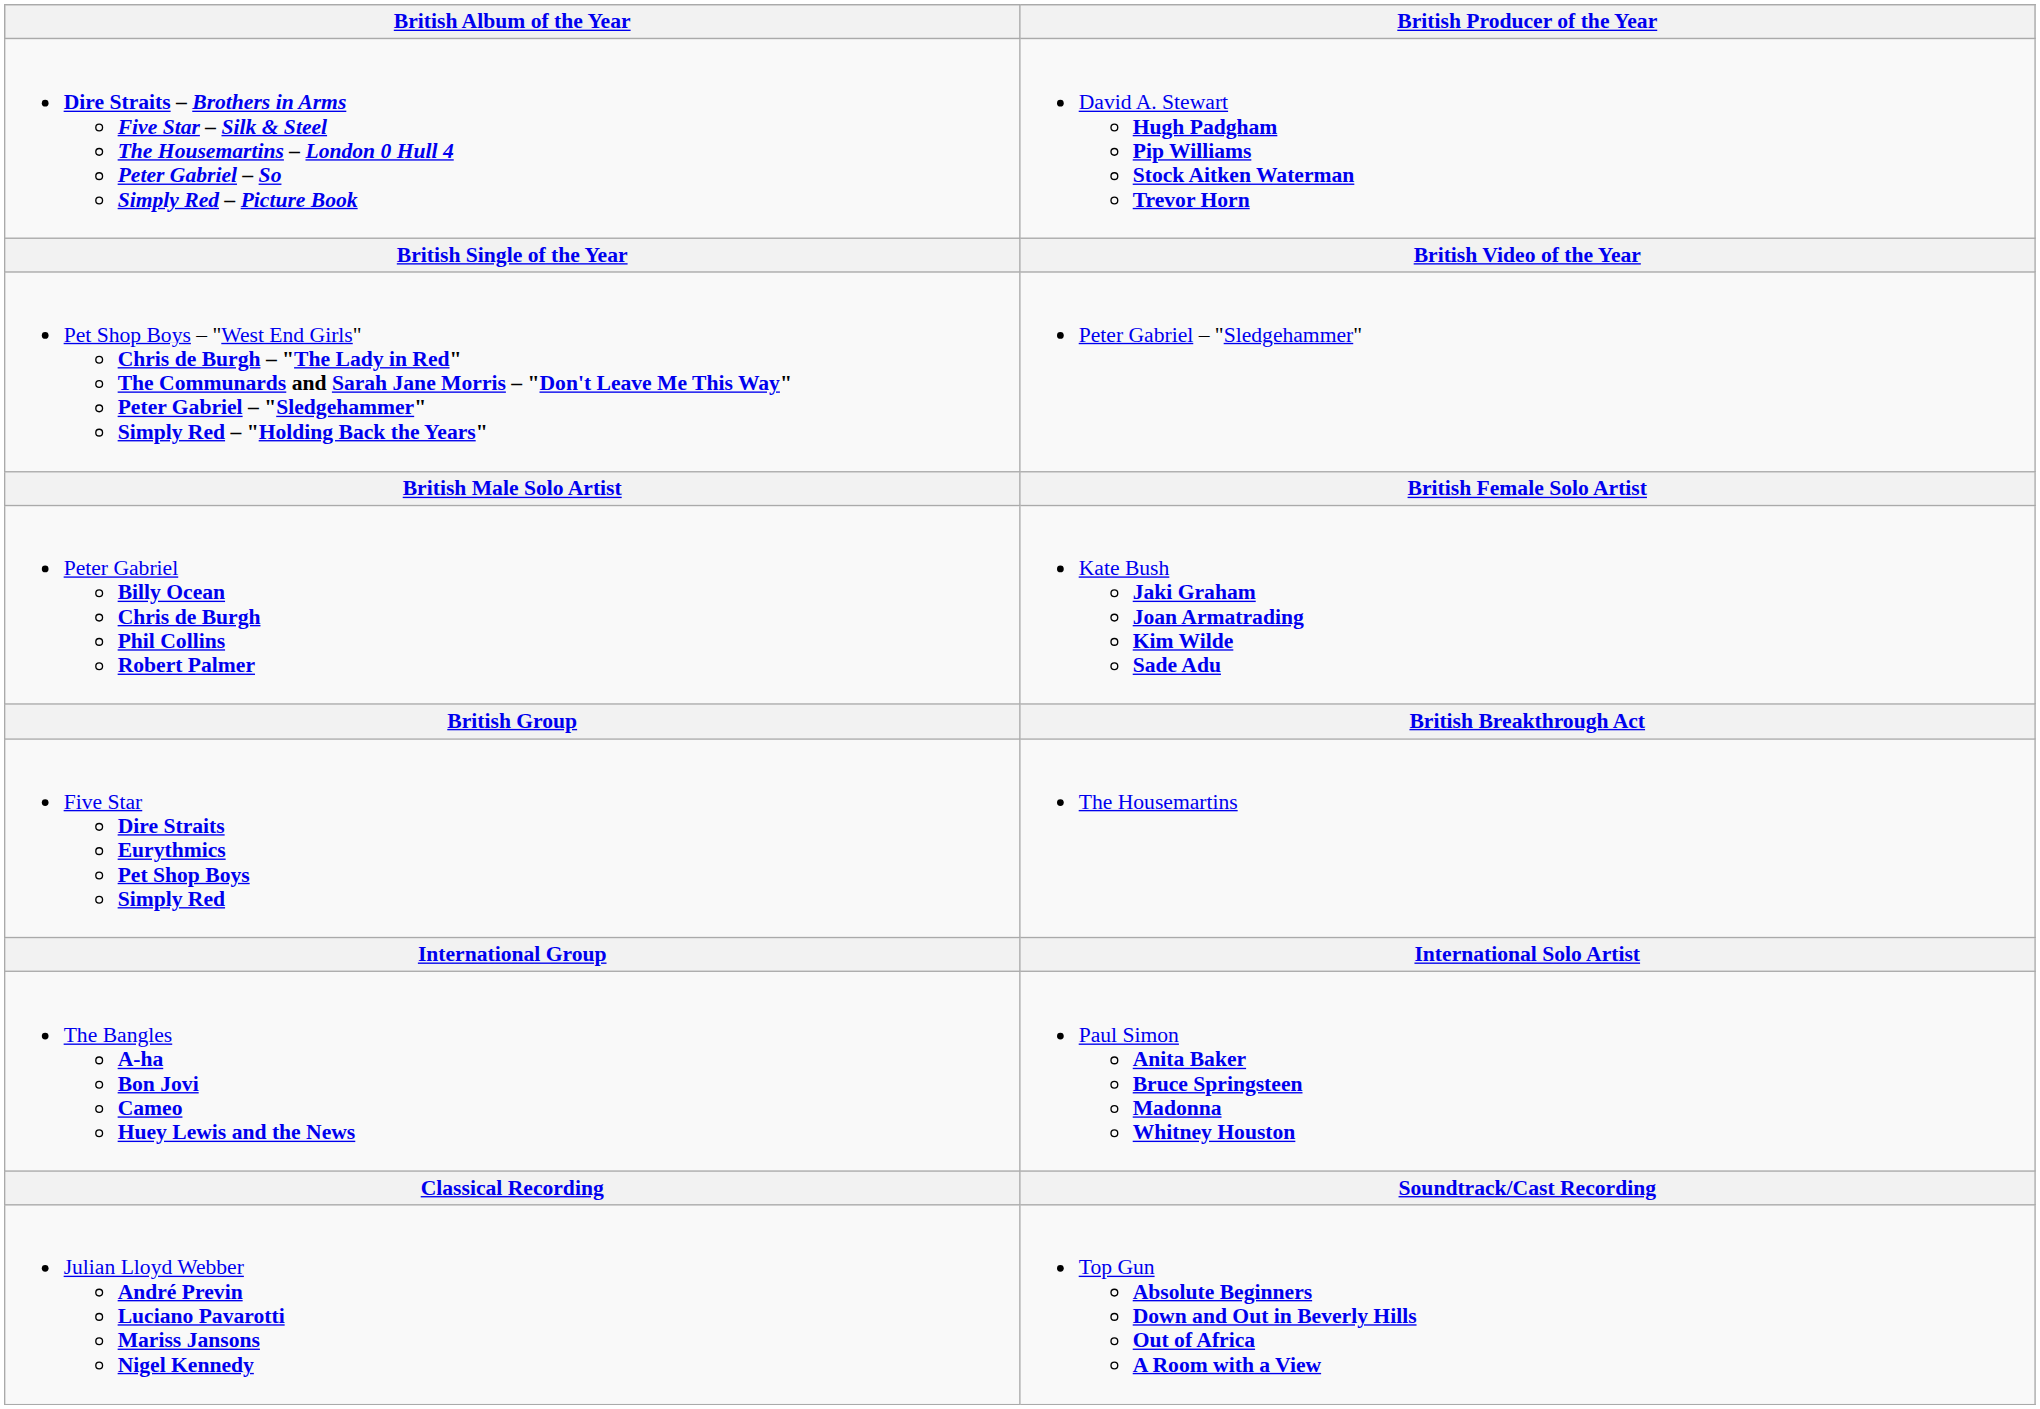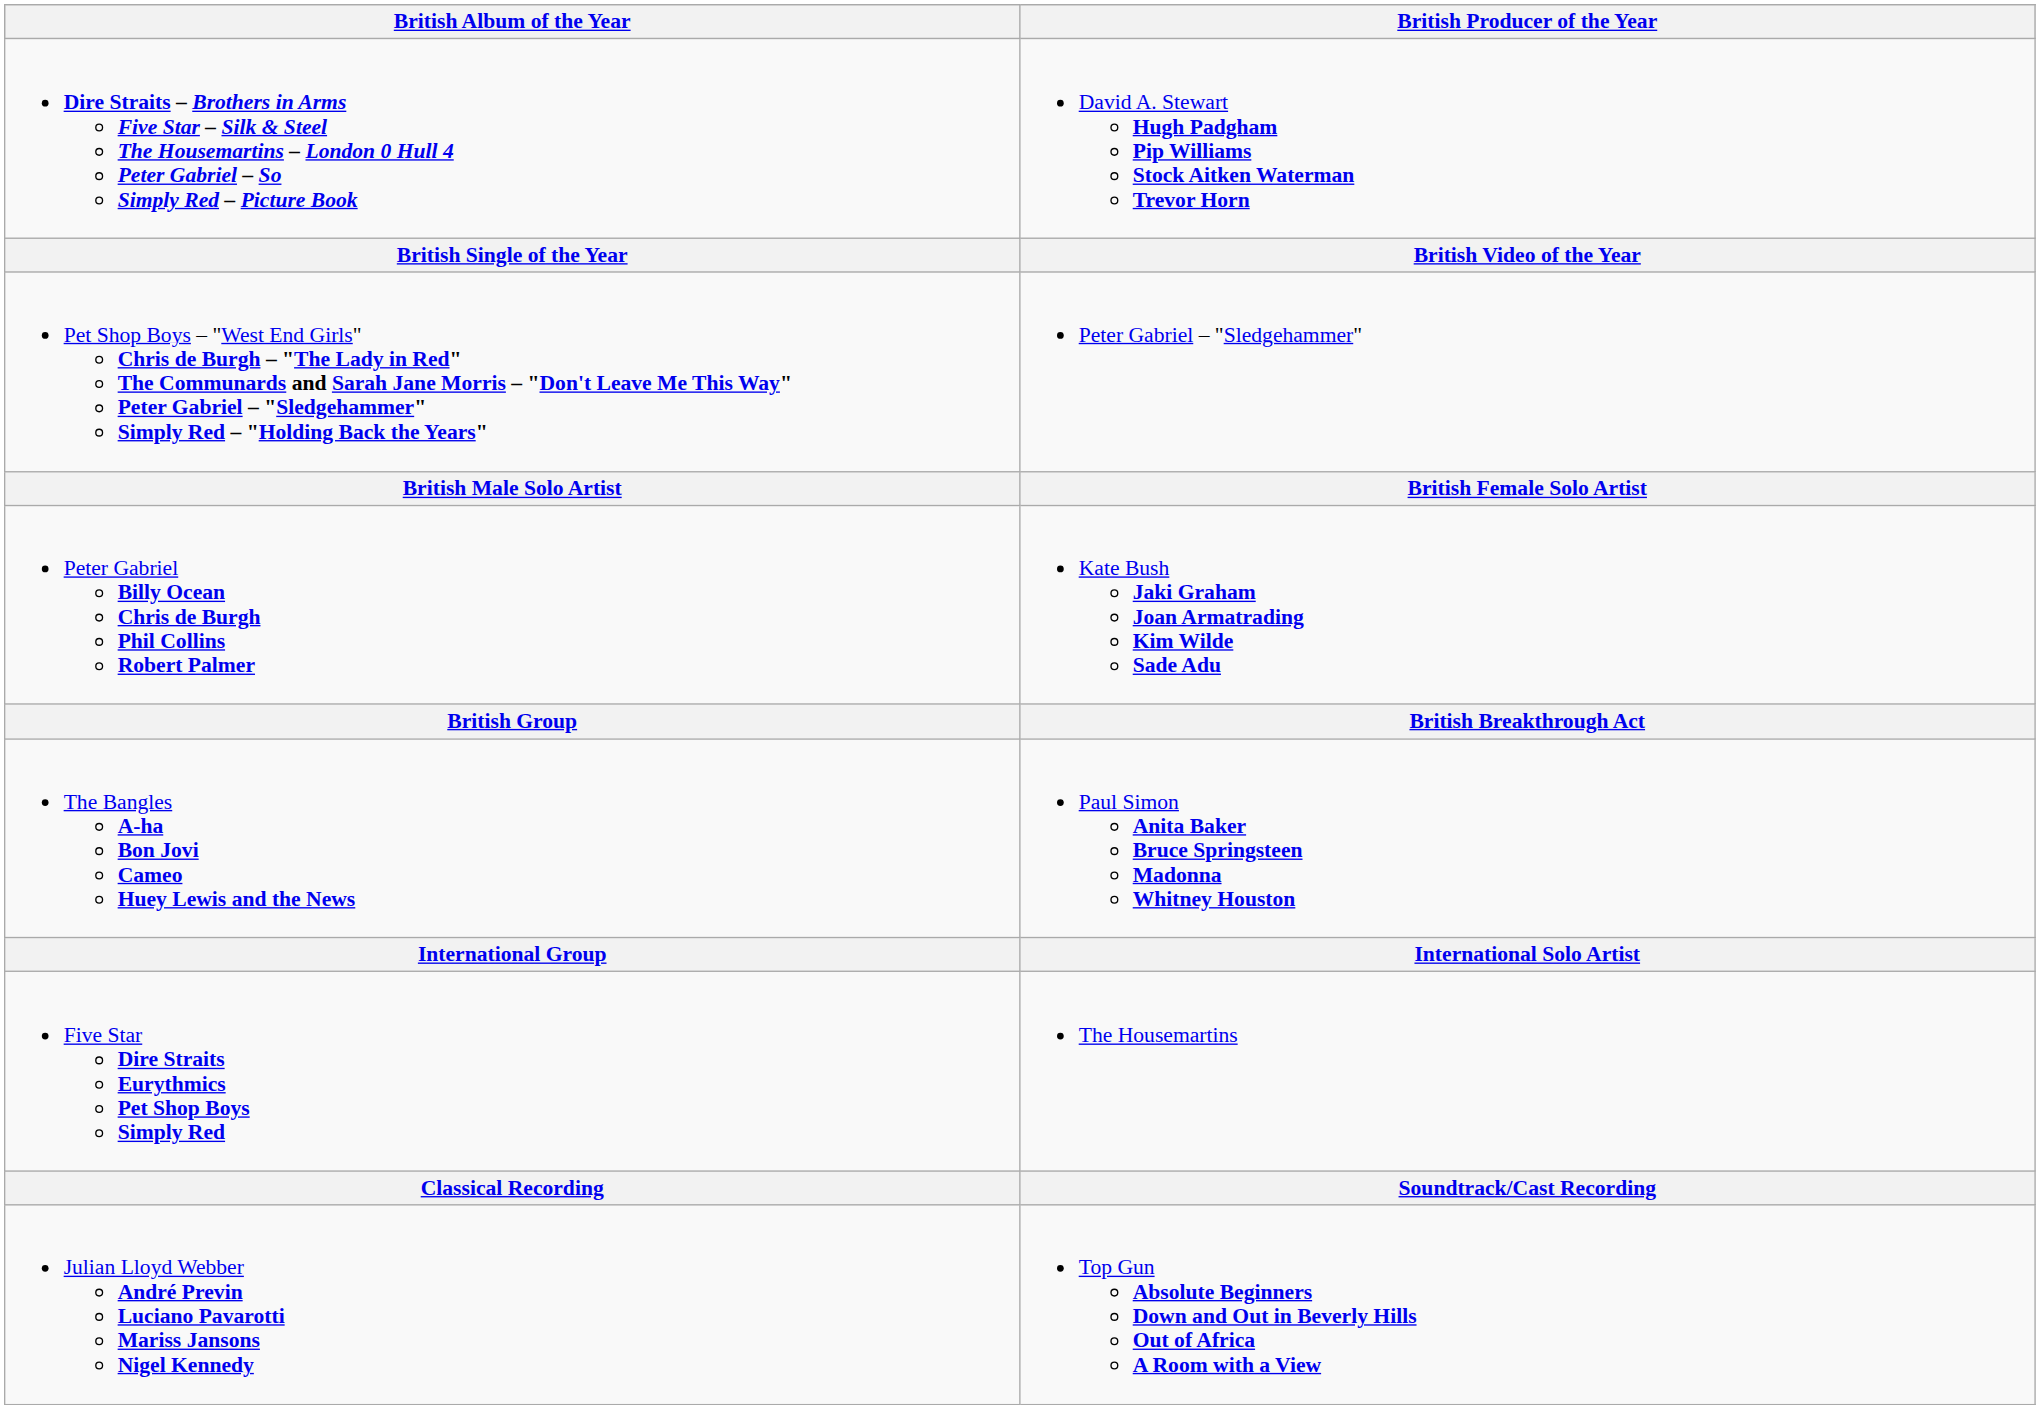rows swapped: (512, 850) <-> (512, 1083)
